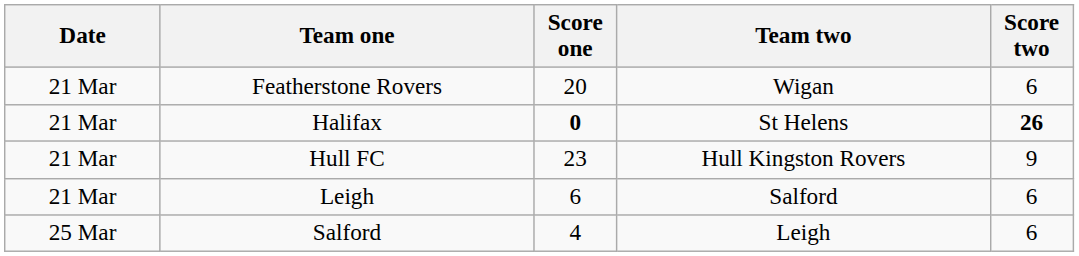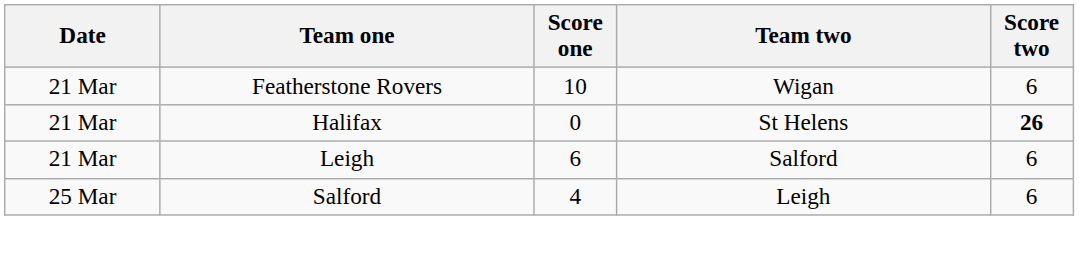(575, 85) 20 -> (575, 85) 10
(575, 122) bold -> (575, 122) normal
- row: (347, 159)
